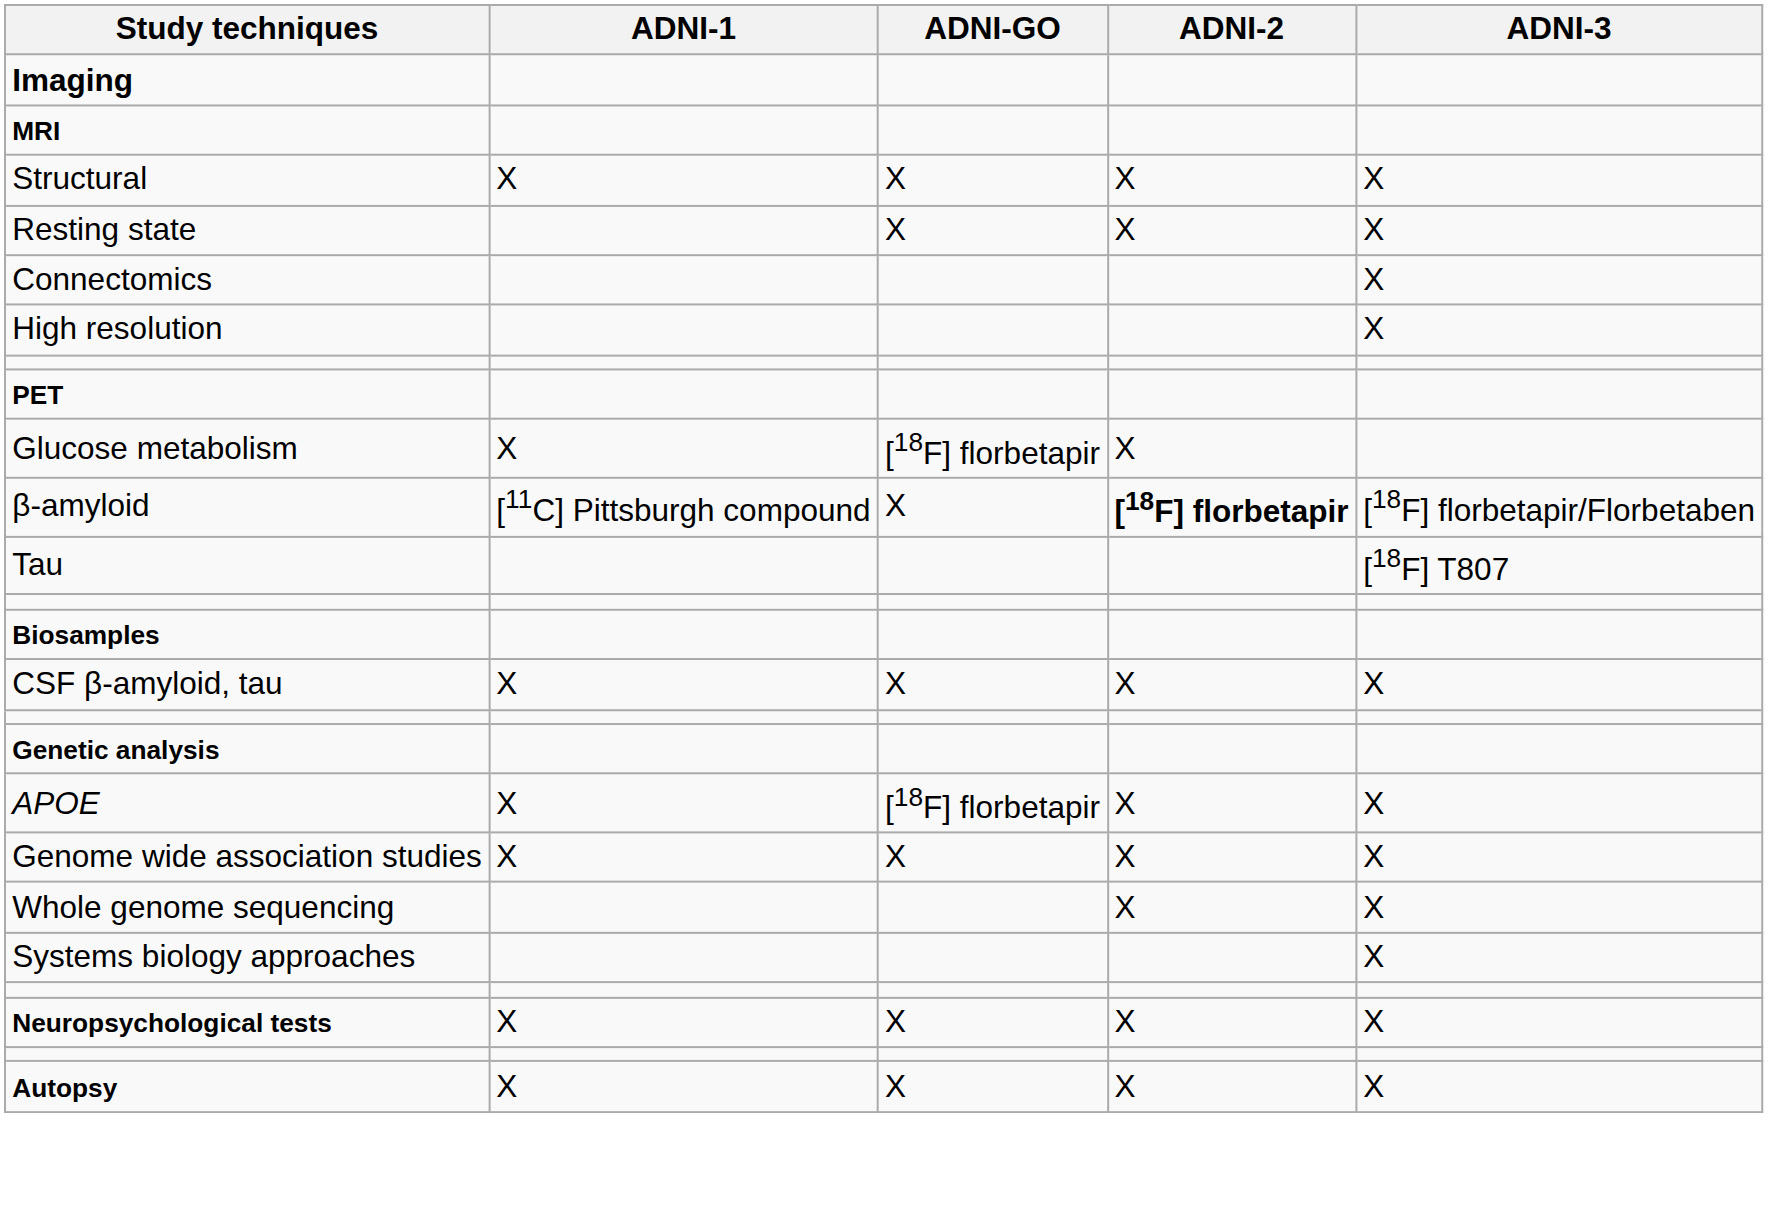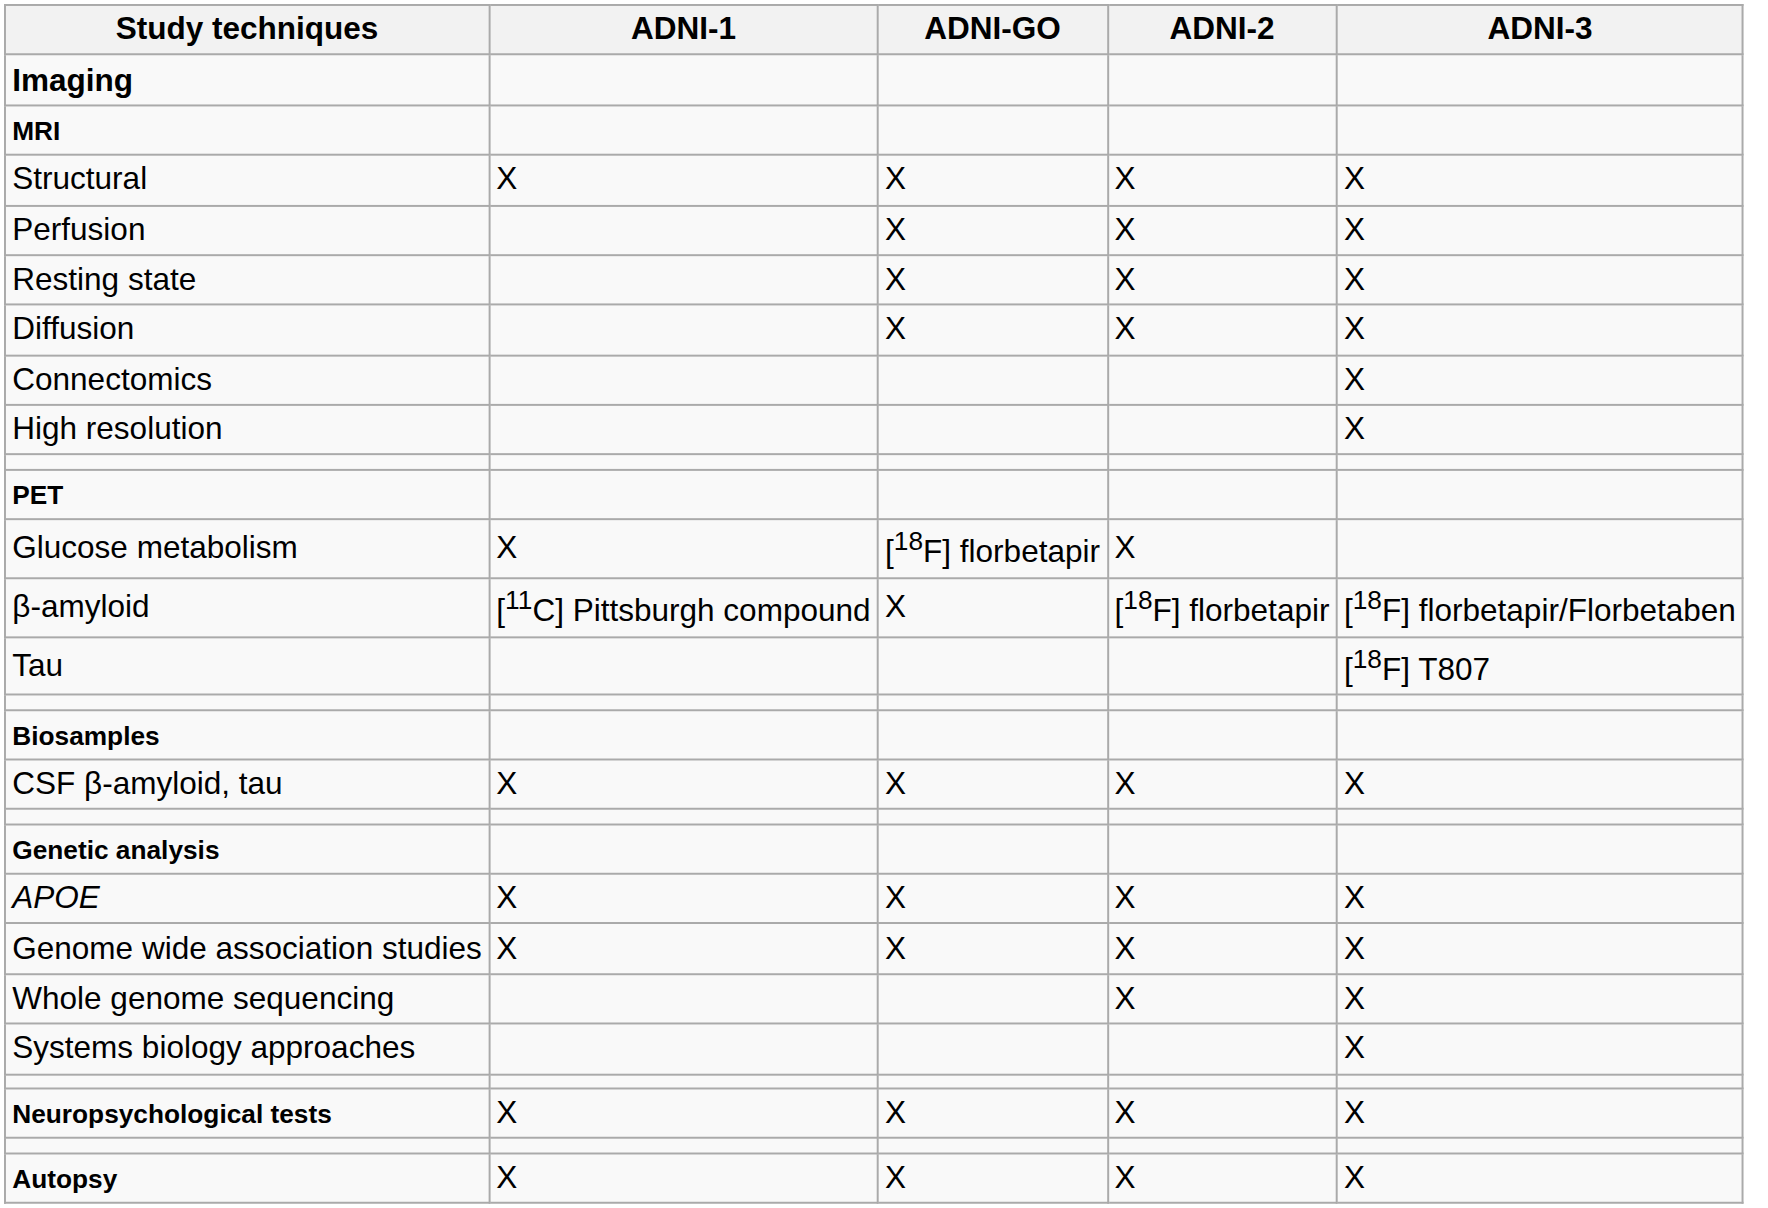+ row: (79, 229)
+ row: (73, 329)
(1232, 506) bold -> (1222, 606) normal
(993, 802) [18F] florbetapir -> (896, 898) X
